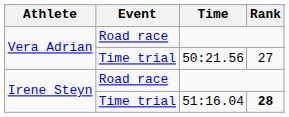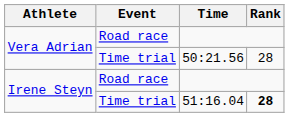(266, 58) 27 -> (266, 58) 28
